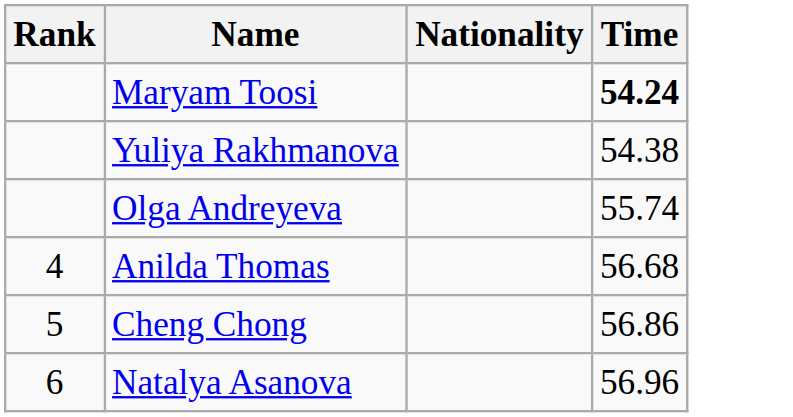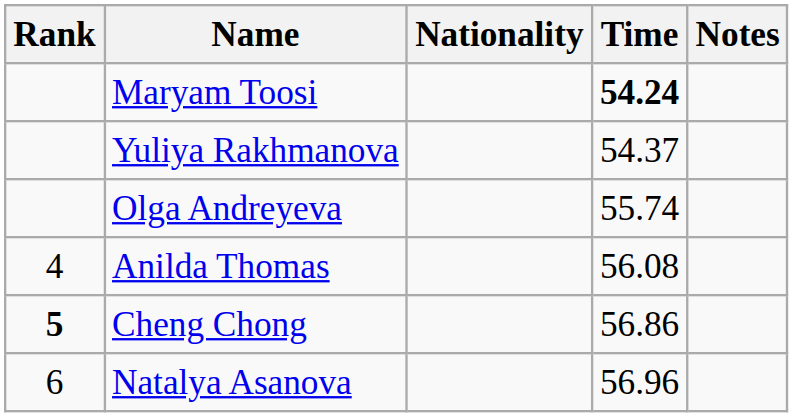+ column: (738, 33)
(640, 150) 54.38 -> (640, 150) 54.37
(640, 266) 56.68 -> (640, 266) 56.08
(54, 324) normal -> (54, 324) bold
